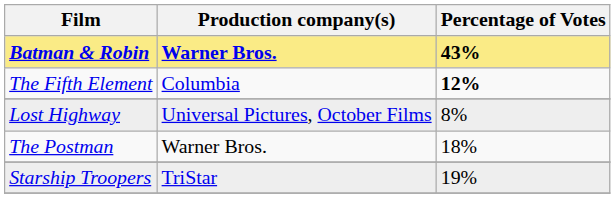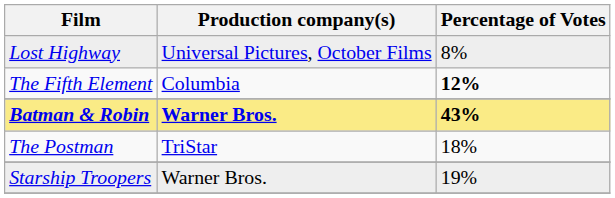rows swapped: (79, 51) <-> (65, 114)
(214, 146) Warner Bros. -> (189, 146) TriStar
(189, 177) TriStar -> (214, 177) Warner Bros.
